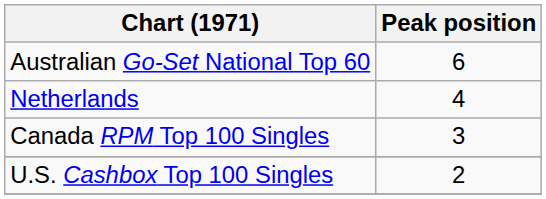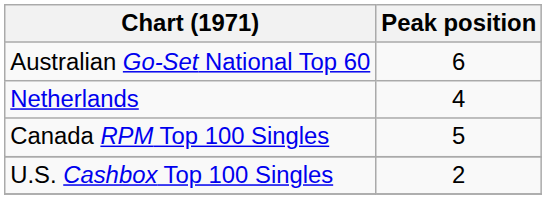(459, 136) 3 -> (459, 136) 5
